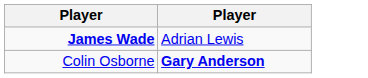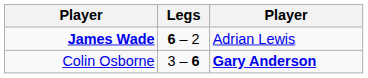+ column: (184, 15)
